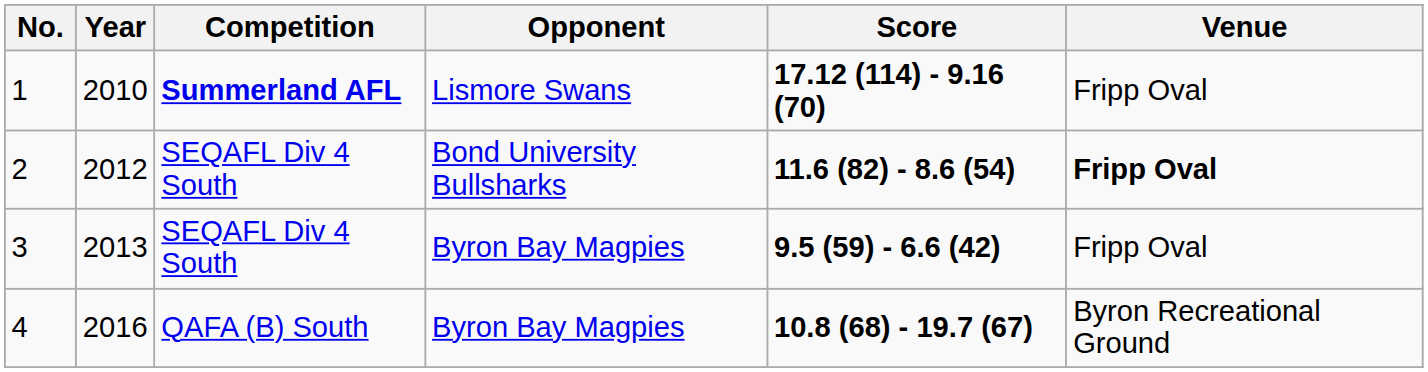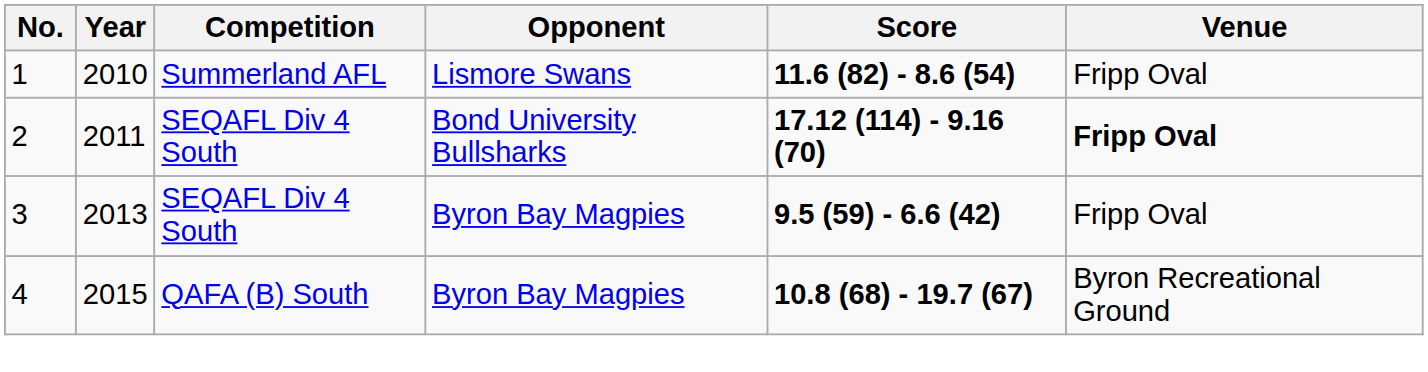(281, 90) bold -> (274, 73) normal
(889, 90) 17.12 (114) - 9.16 (70) -> (895, 73) 11.6 (82) - 8.6 (54)
(115, 169) 2012 -> (114, 136) 2011
(895, 169) 11.6 (82) - 8.6 (54) -> (889, 136) 17.12 (114) - 9.16 (70)
(115, 326) 2016 -> (115, 294) 2015
